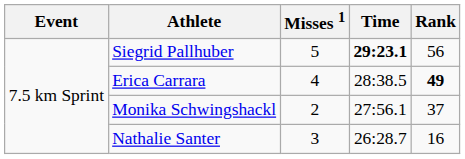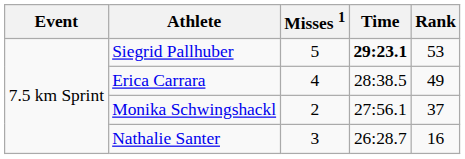(436, 52) 56 -> (436, 52) 53
(436, 81) bold -> (436, 81) normal
